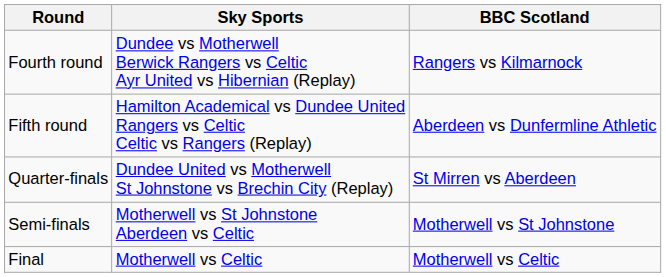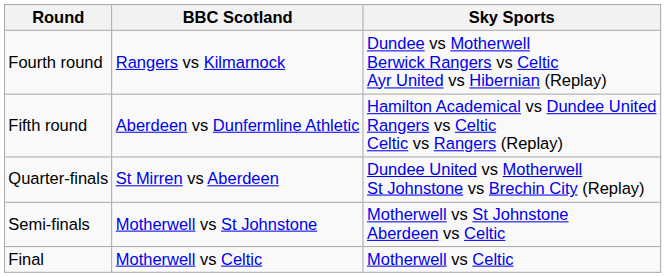columns swapped: (260, 17) <-> (535, 17)
